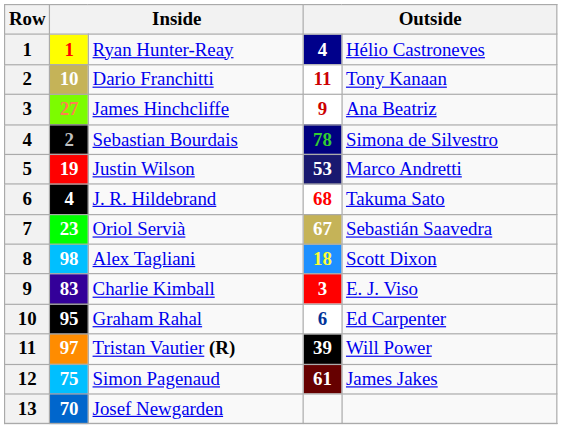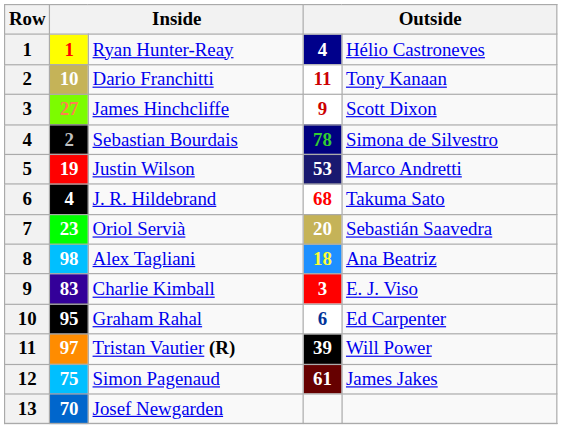(391, 109) Ana Beatriz -> (391, 109) Scott Dixon
(323, 229) 67 -> (323, 229) 20
(391, 259) Scott Dixon -> (391, 259) Ana Beatriz
